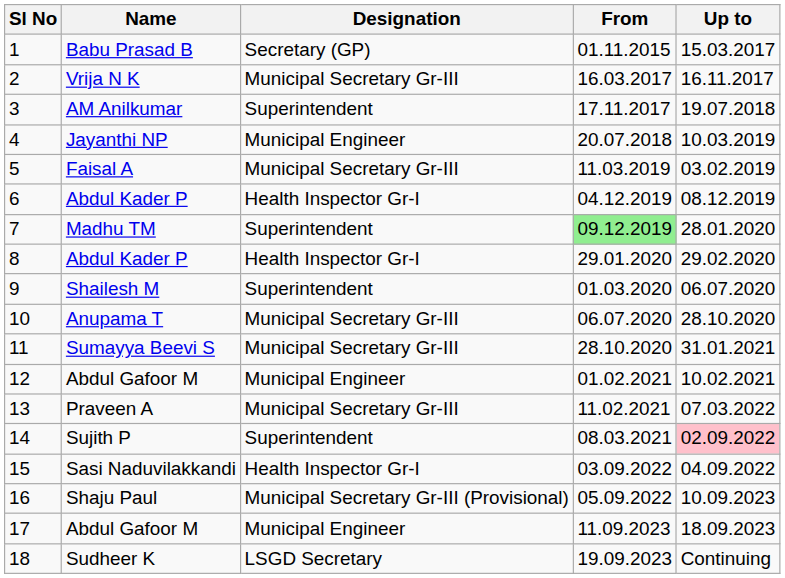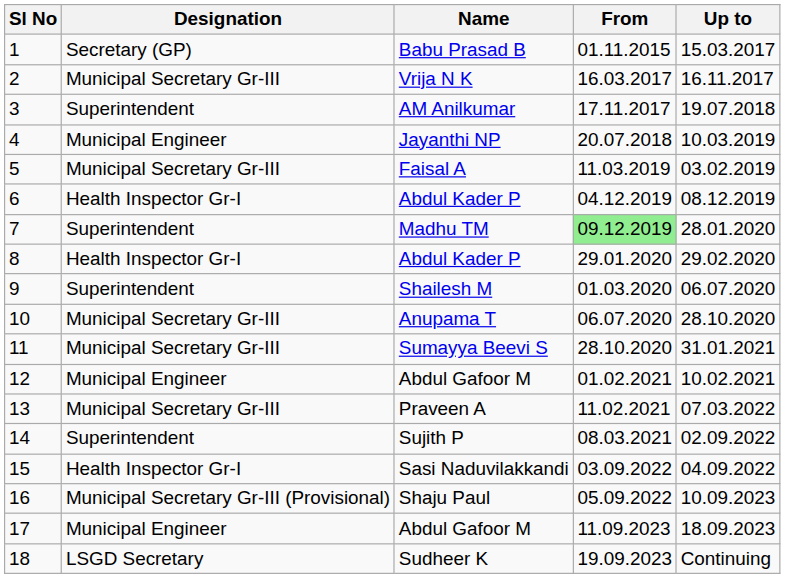columns swapped: (151, 19) <-> (407, 19)
(728, 438) pink background -> (728, 438) no background
